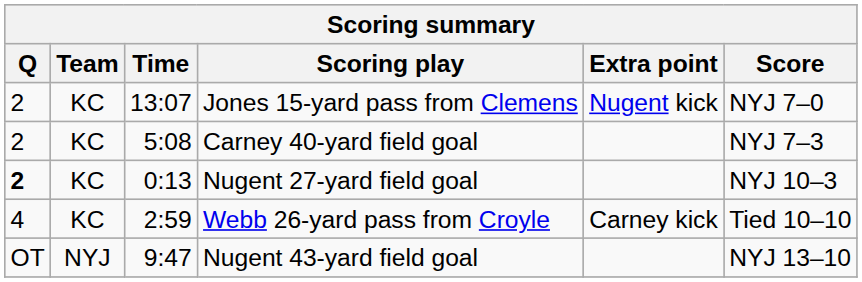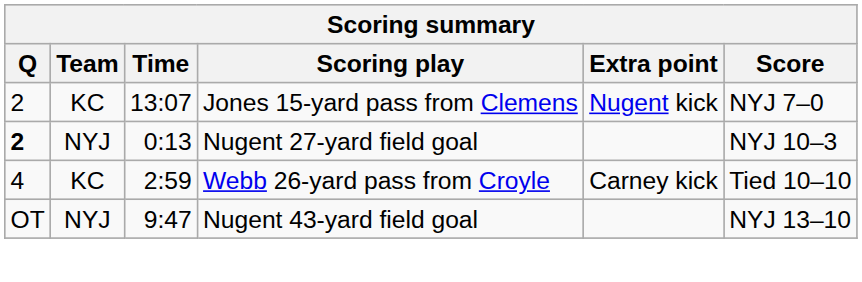- row: (341, 141)
(87, 180) KC -> (87, 141) NYJ
